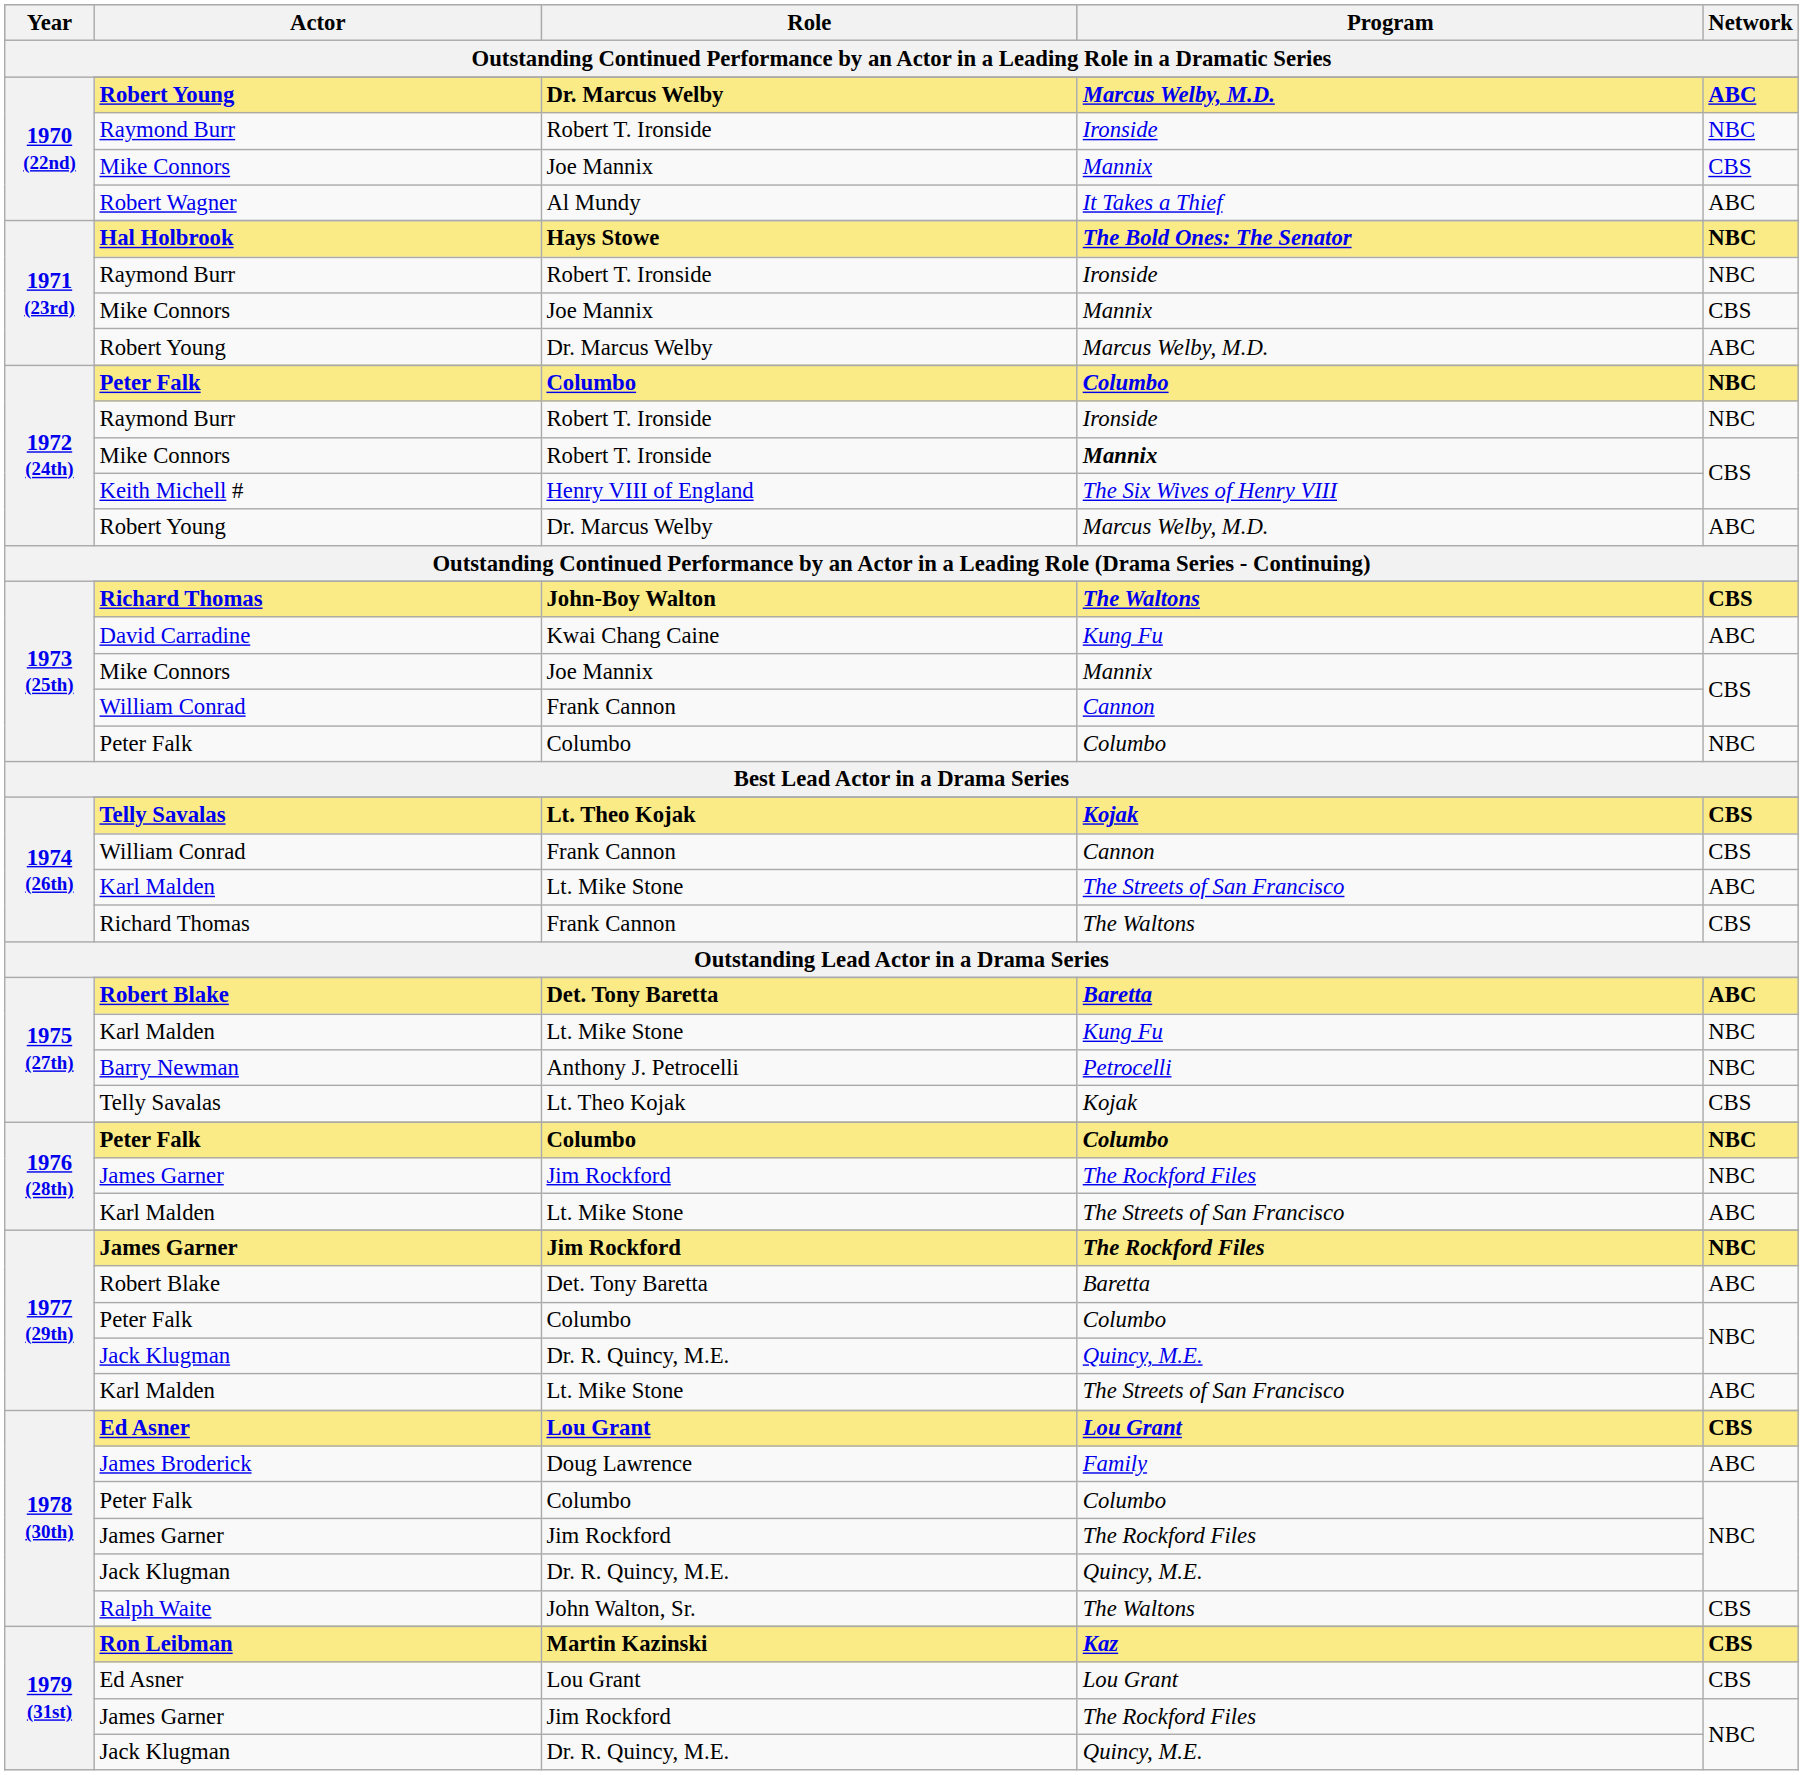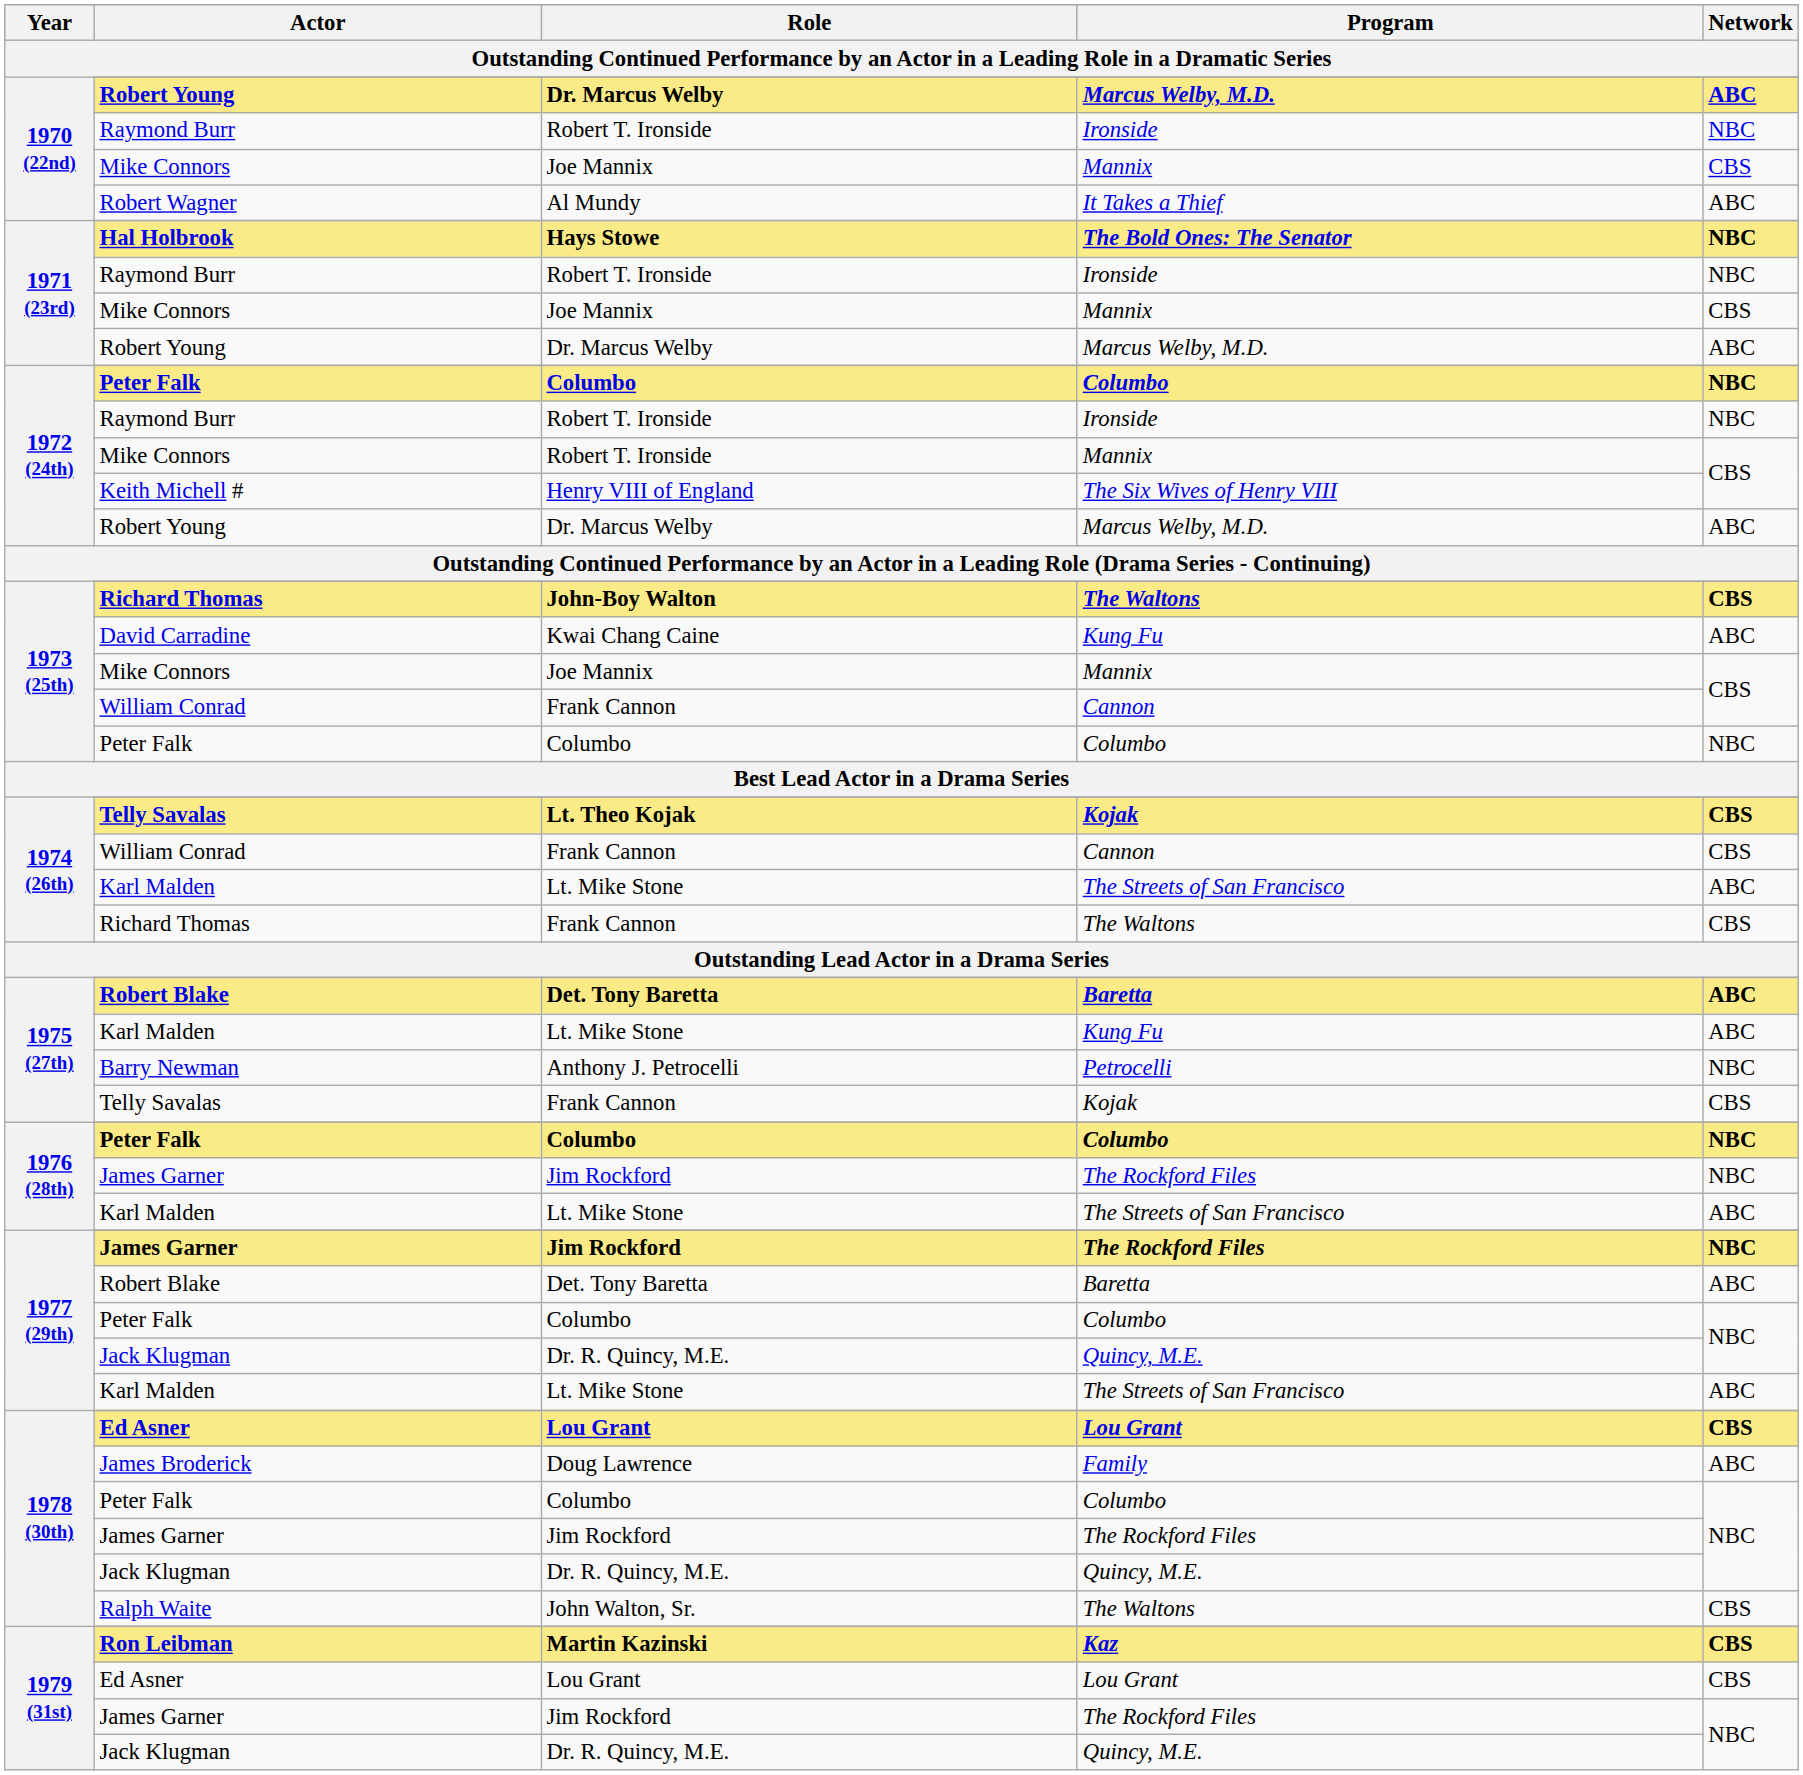(1120, 454) bold -> (1117, 454) normal
(1732, 1031) NBC -> (1732, 1031) ABC
(616, 1103) Lt. Theo Kojak -> (611, 1103) Frank Cannon
